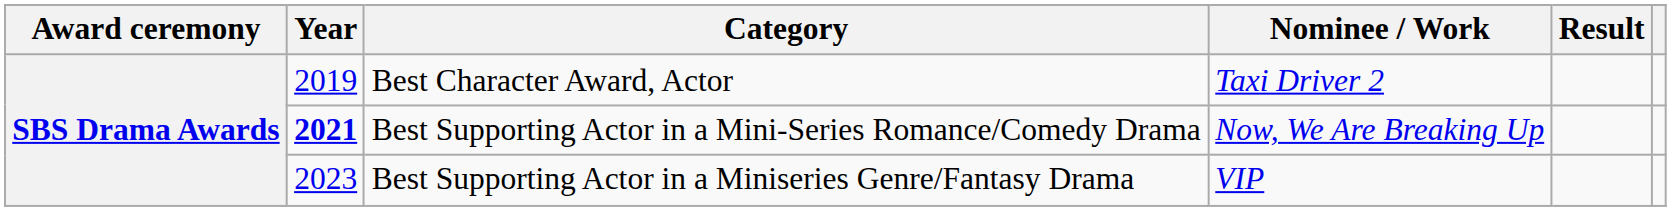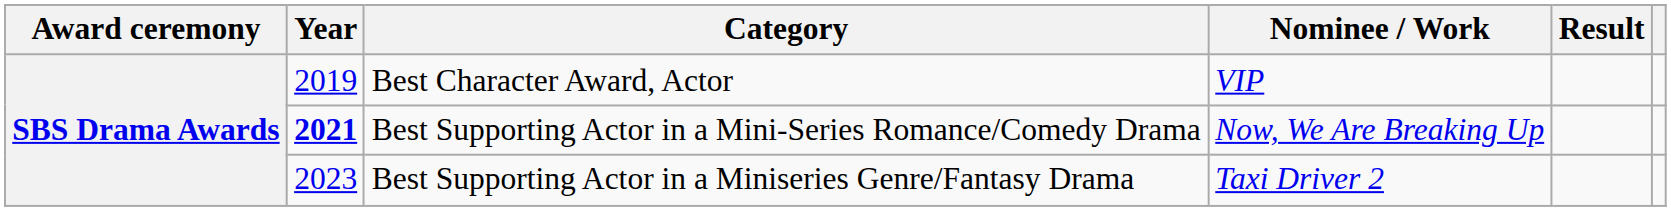(1300, 79) Taxi Driver 2 -> (1240, 79) VIP
(1240, 179) VIP -> (1300, 179) Taxi Driver 2
